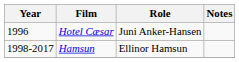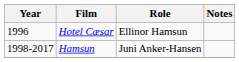(160, 31) Juni Anker-Hansen -> (153, 31) Ellinor Hamsun
(153, 49) Ellinor Hamsun -> (160, 49) Juni Anker-Hansen
